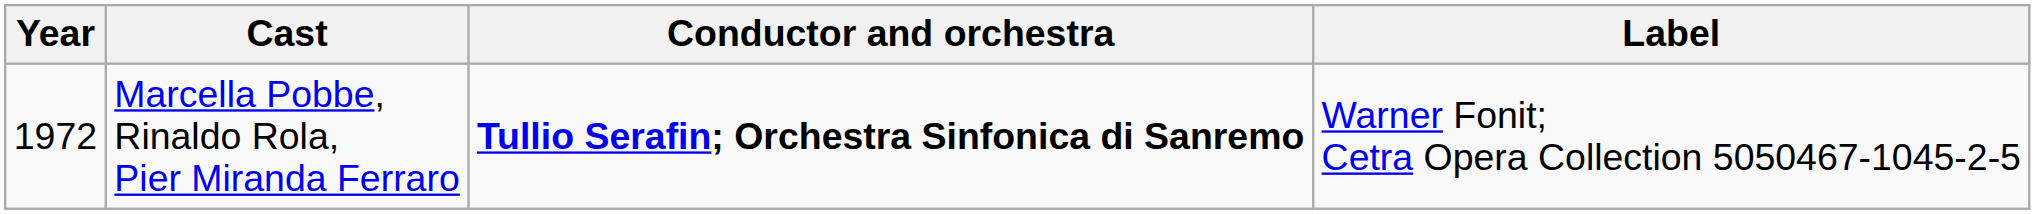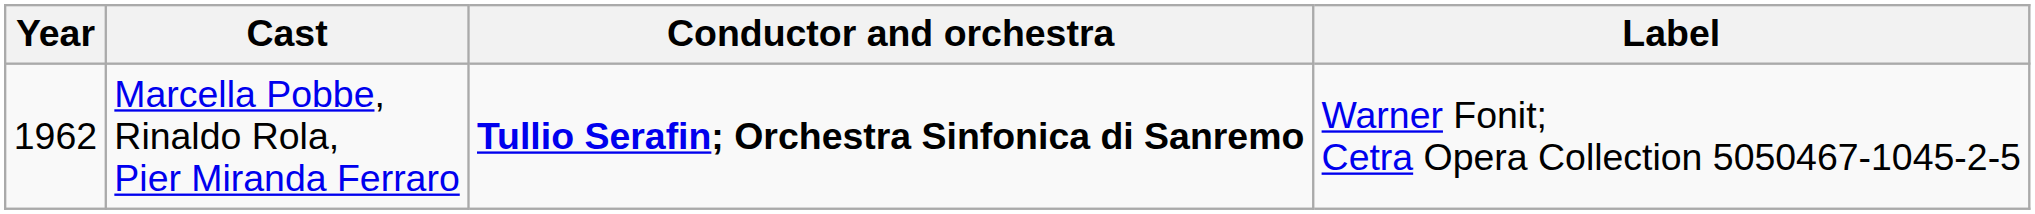(55, 135) 1972 -> (55, 135) 1962
